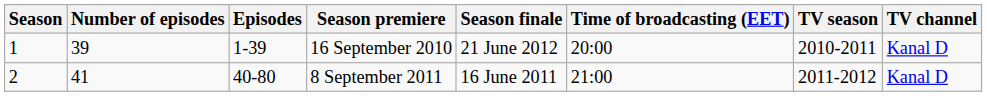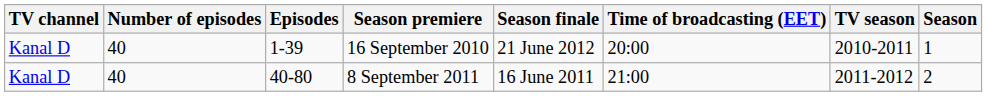columns swapped: (36, 18) <-> (932, 18)
(80, 47) 39 -> (117, 47) 40
(80, 76) 41 -> (117, 76) 40
